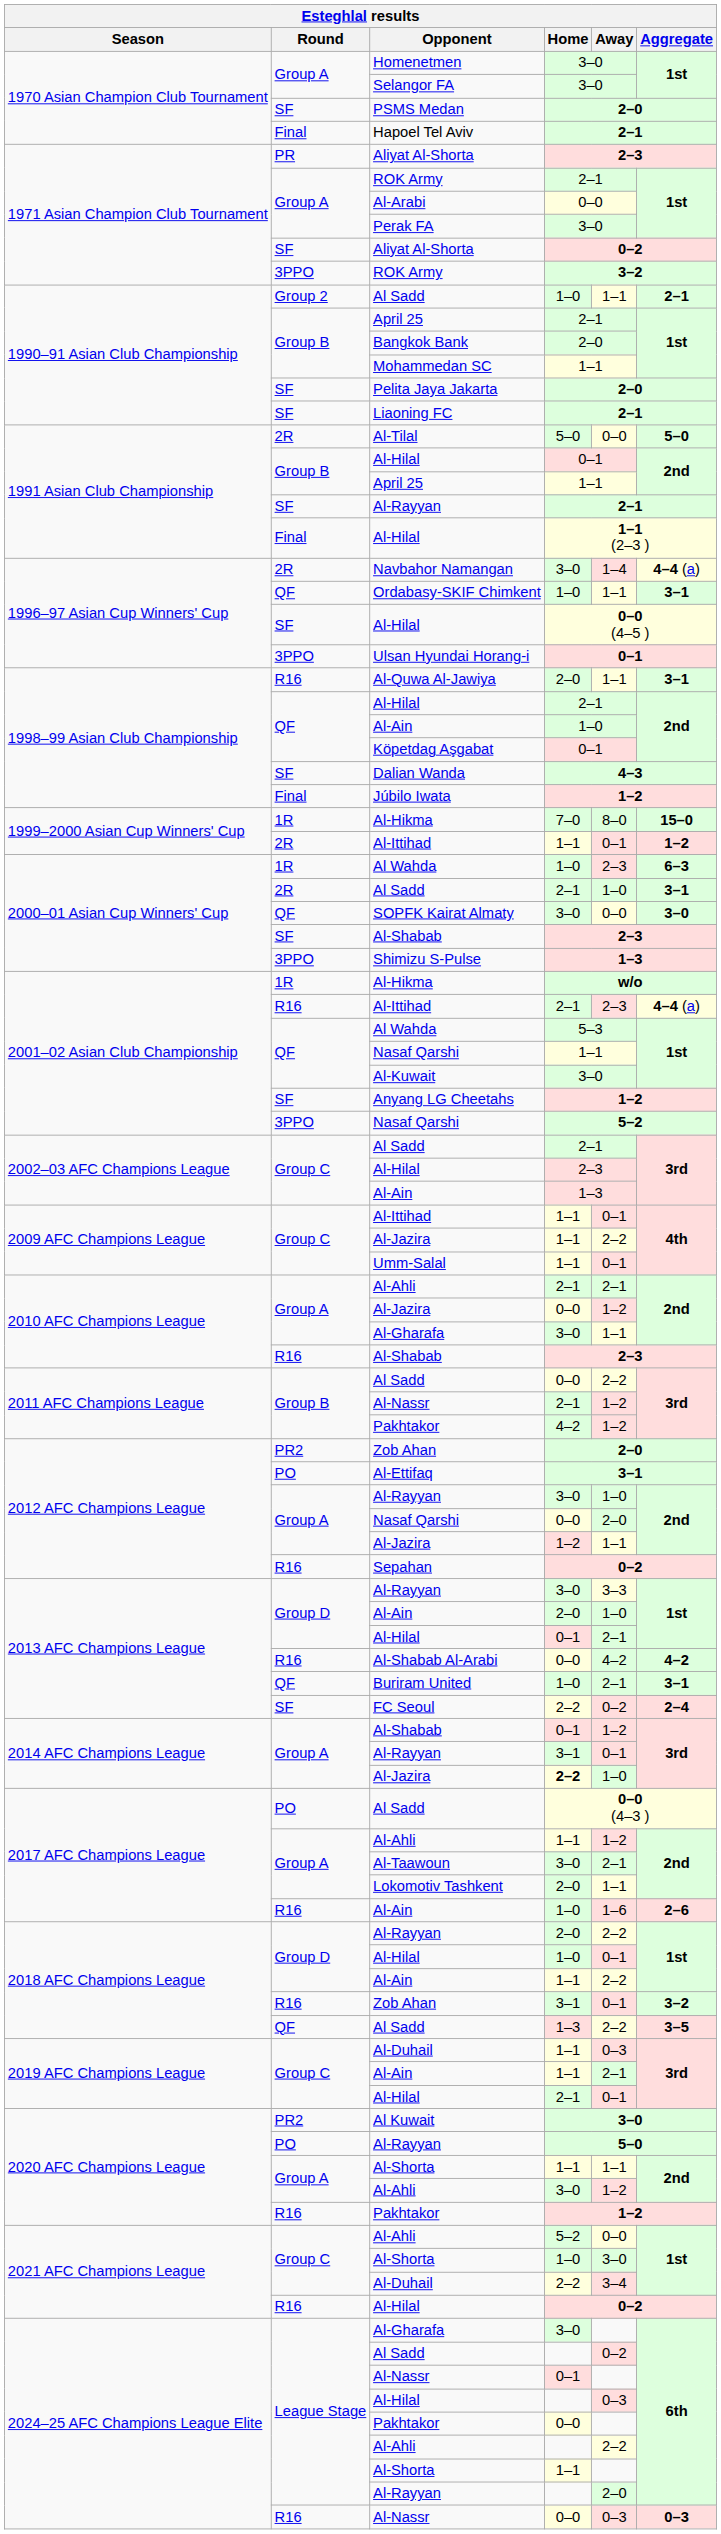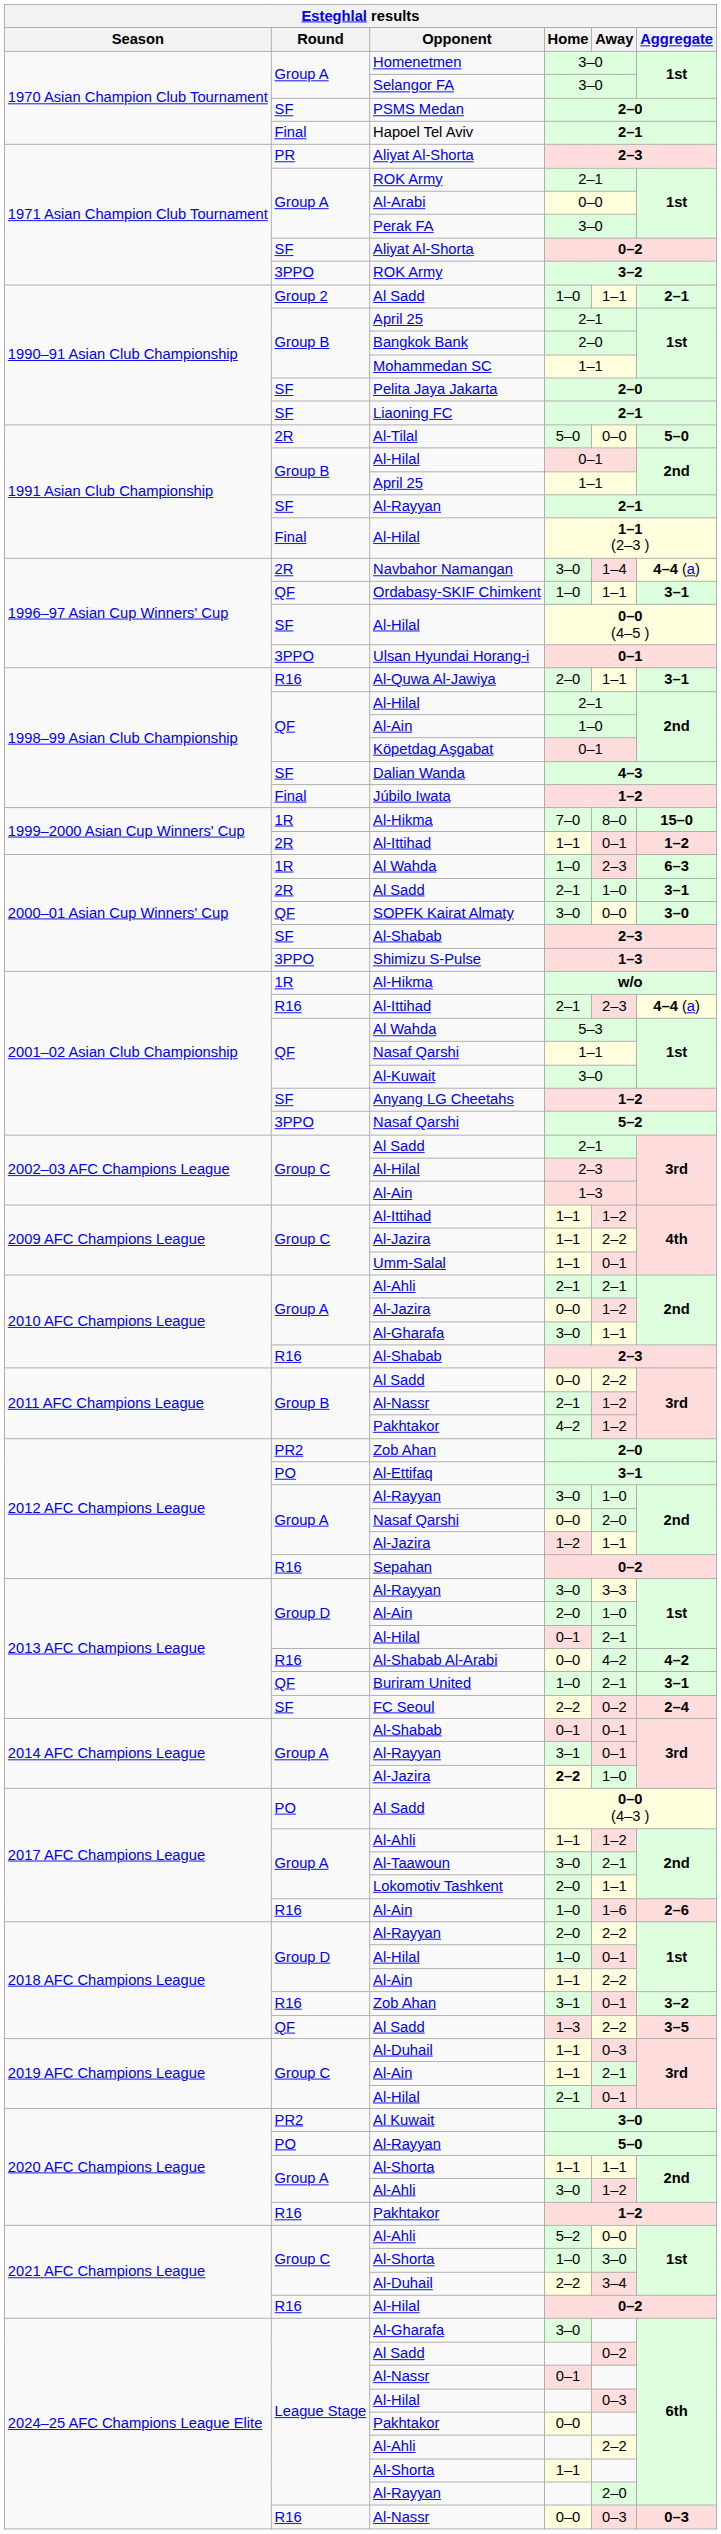(614, 1216) 0–1 -> (614, 1216) 1–2
(614, 1730) 1–2 -> (614, 1730) 0–1
